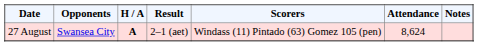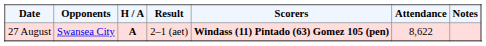(288, 31) normal -> (292, 31) bold
(413, 31) 8,624 -> (421, 31) 8,622
